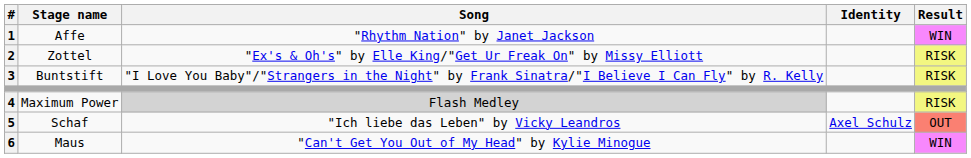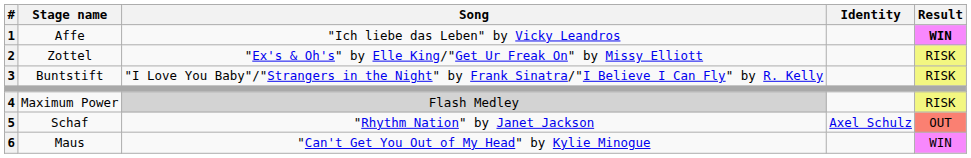(474, 35) "Rhythm Nation" by Janet Jackson -> (474, 35) "Ich liebe das Leben" by Vicky Leandros
(940, 35) normal -> (940, 35) bold
(474, 122) "Ich liebe das Leben" by Vicky Leandros -> (474, 122) "Rhythm Nation" by Janet Jackson
